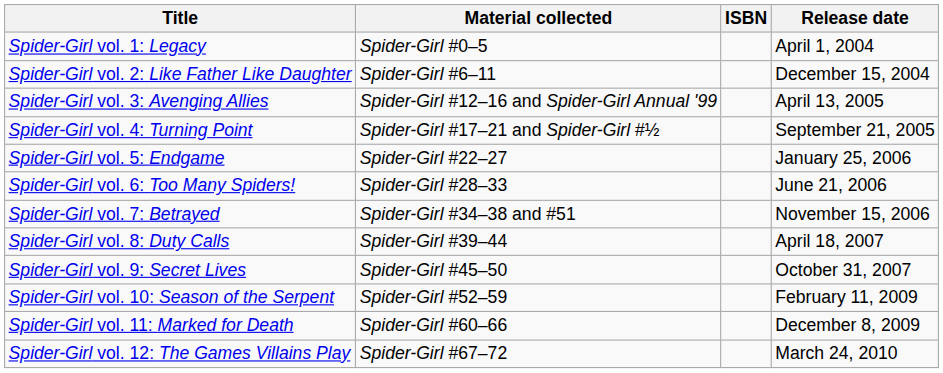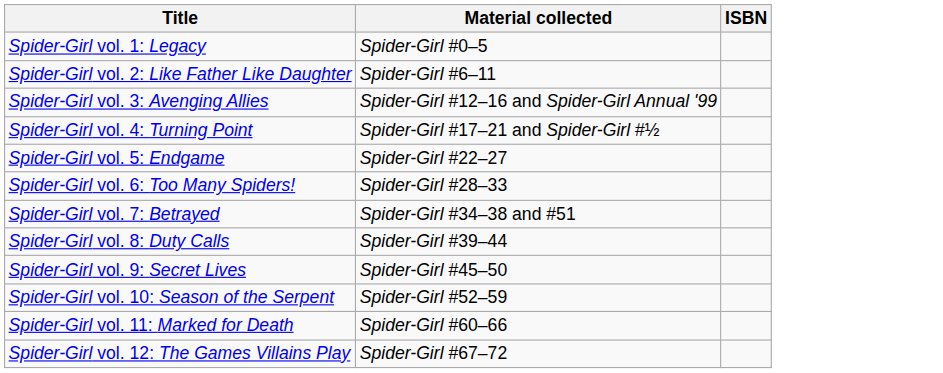- column: (855, 18)
